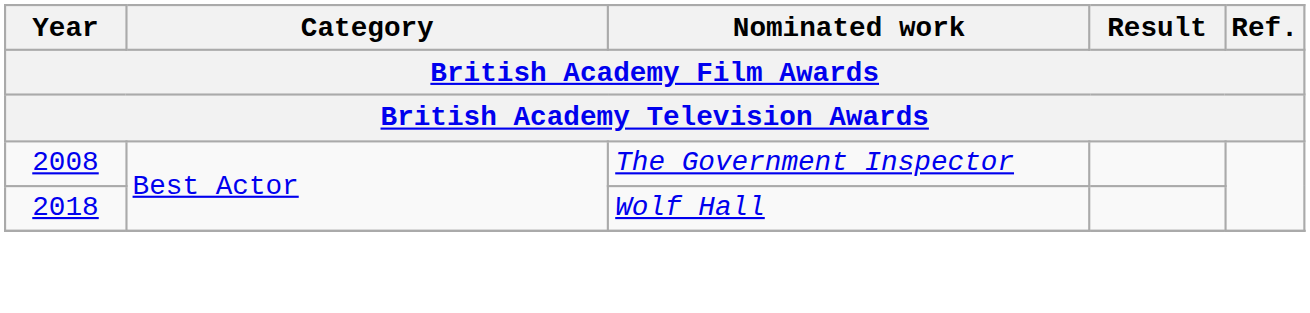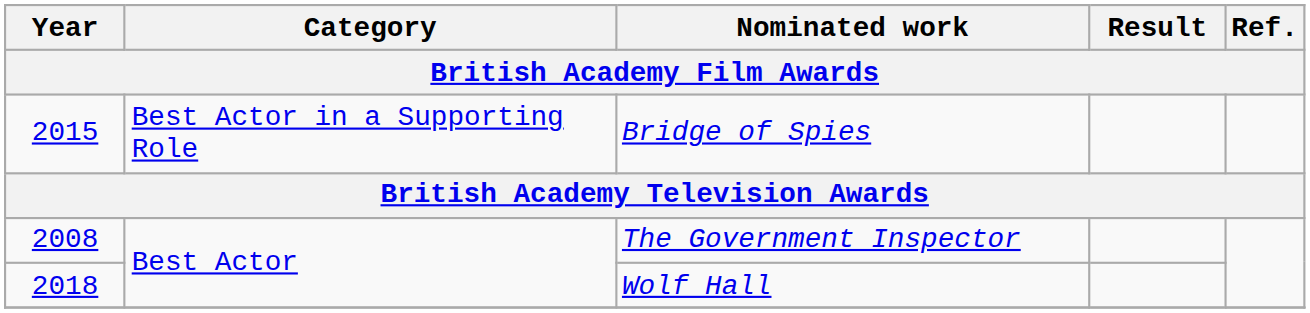+ row: (747, 134)
